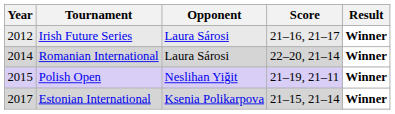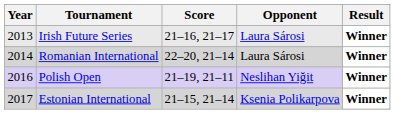columns swapped: (214, 15) <-> (305, 15)
(20, 36) 2012 -> (20, 36) 2013
(20, 78) 2015 -> (20, 78) 2016
